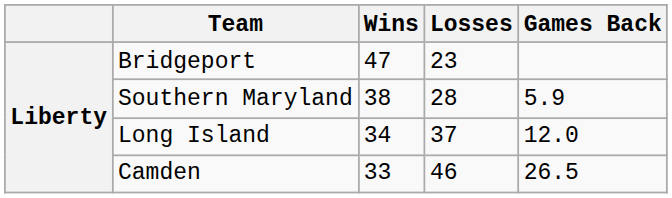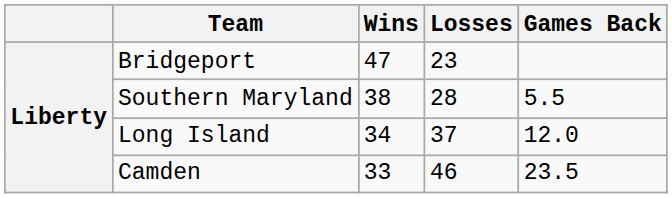(544, 99) 5.9 -> (544, 99) 5.5
(551, 174) 26.5 -> (551, 174) 23.5
